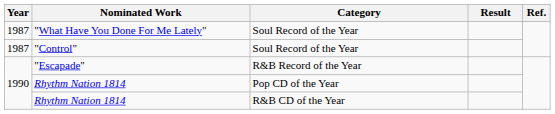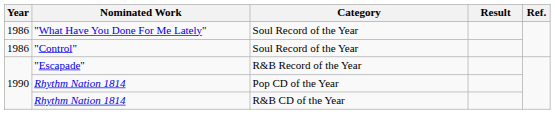(18, 30) 1987 -> (18, 30) 1986
(18, 48) 1987 -> (18, 48) 1986
